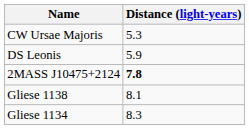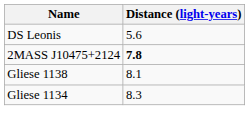- row: (55, 34)
(134, 54) 5.9 -> (134, 34) 5.6
